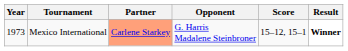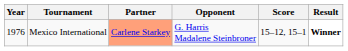(16, 33) 1973 -> (16, 33) 1976
